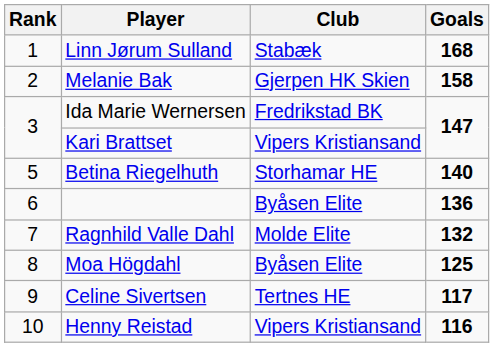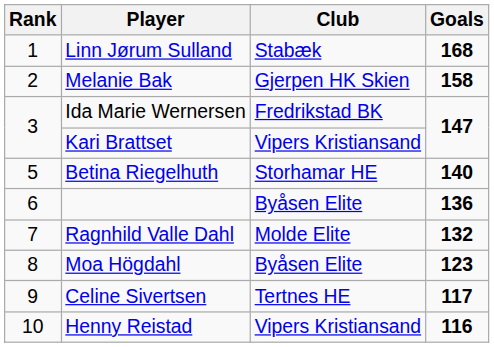(457, 265) 125 -> (457, 265) 123
